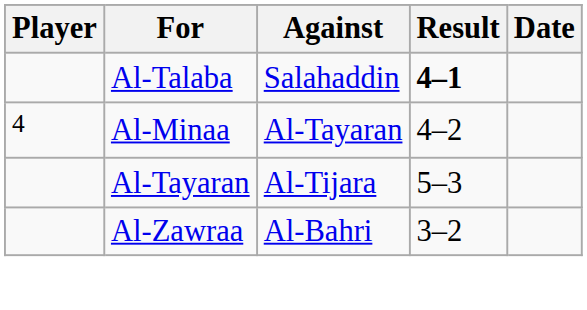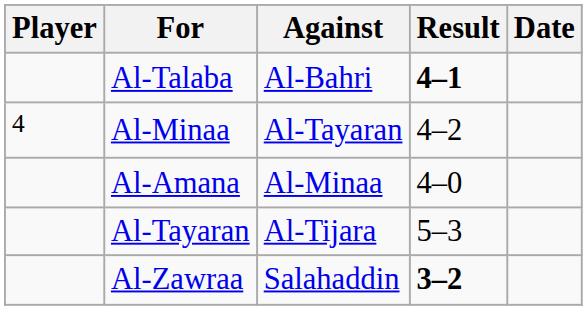(332, 77) Salahaddin -> (318, 77) Al-Bahri
+ row: (175, 182)
(318, 230) Al-Bahri -> (332, 279) Salahaddin
(439, 230) normal -> (439, 279) bold
